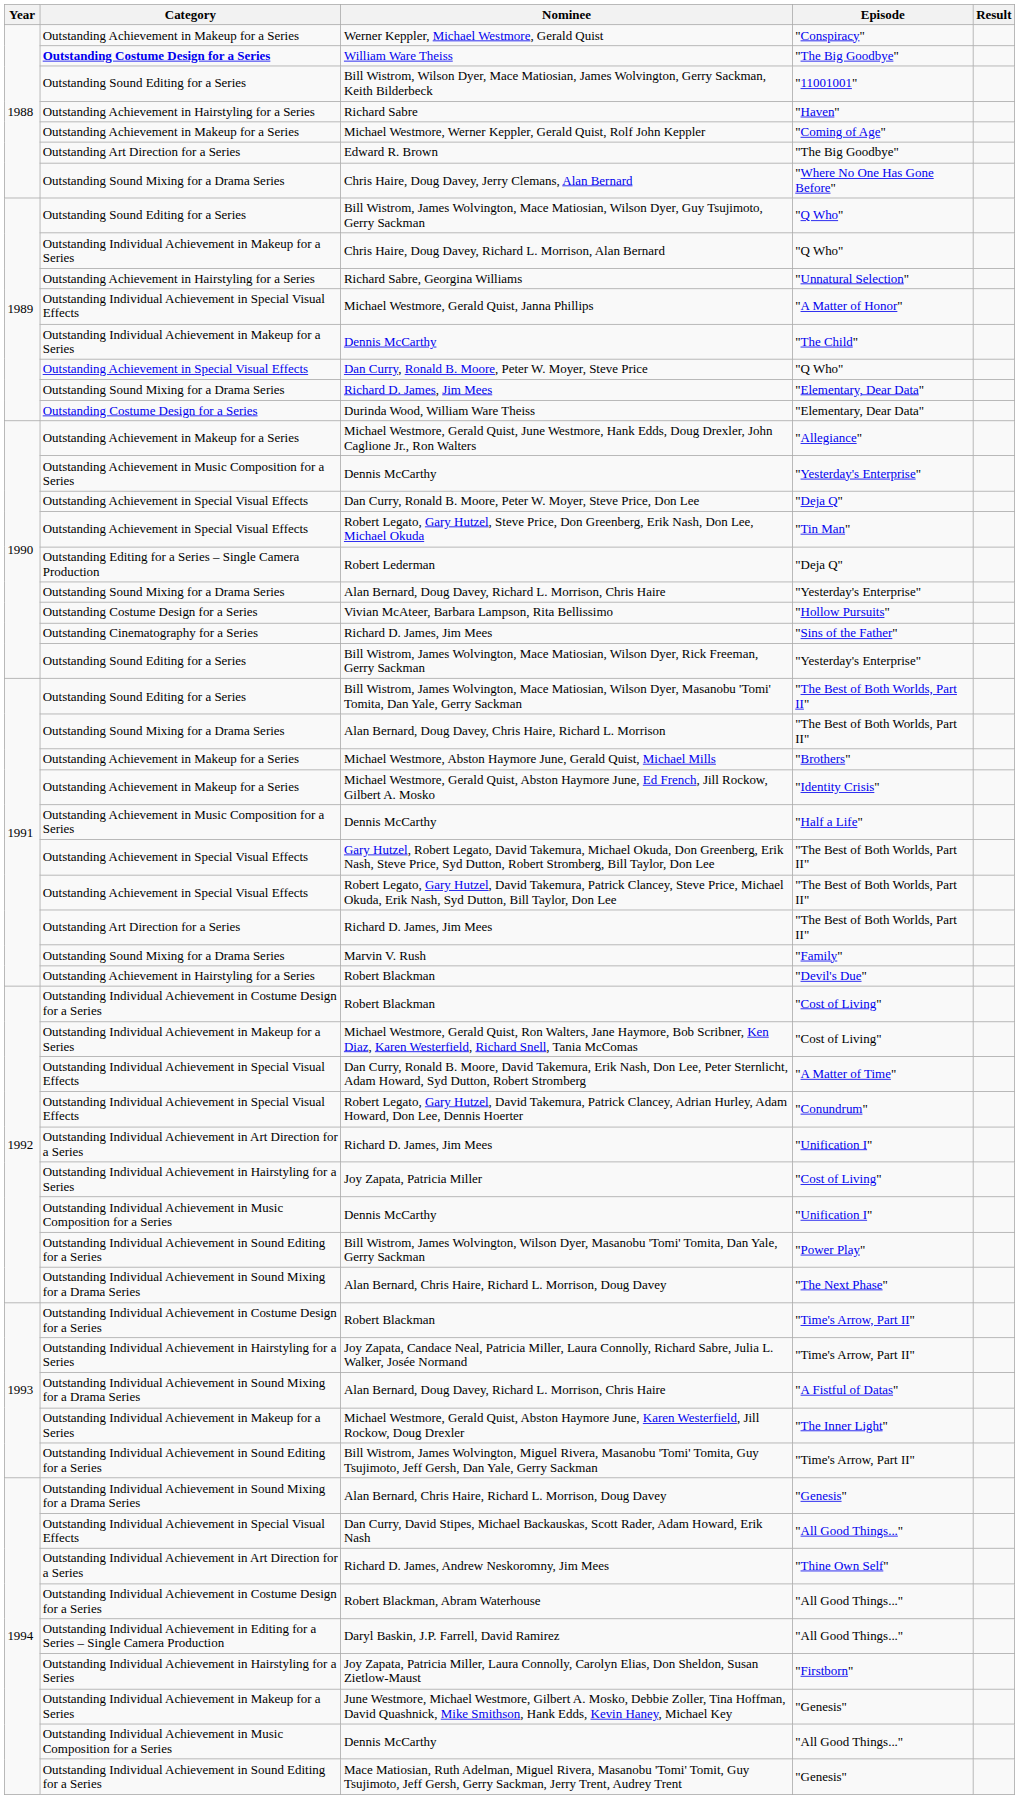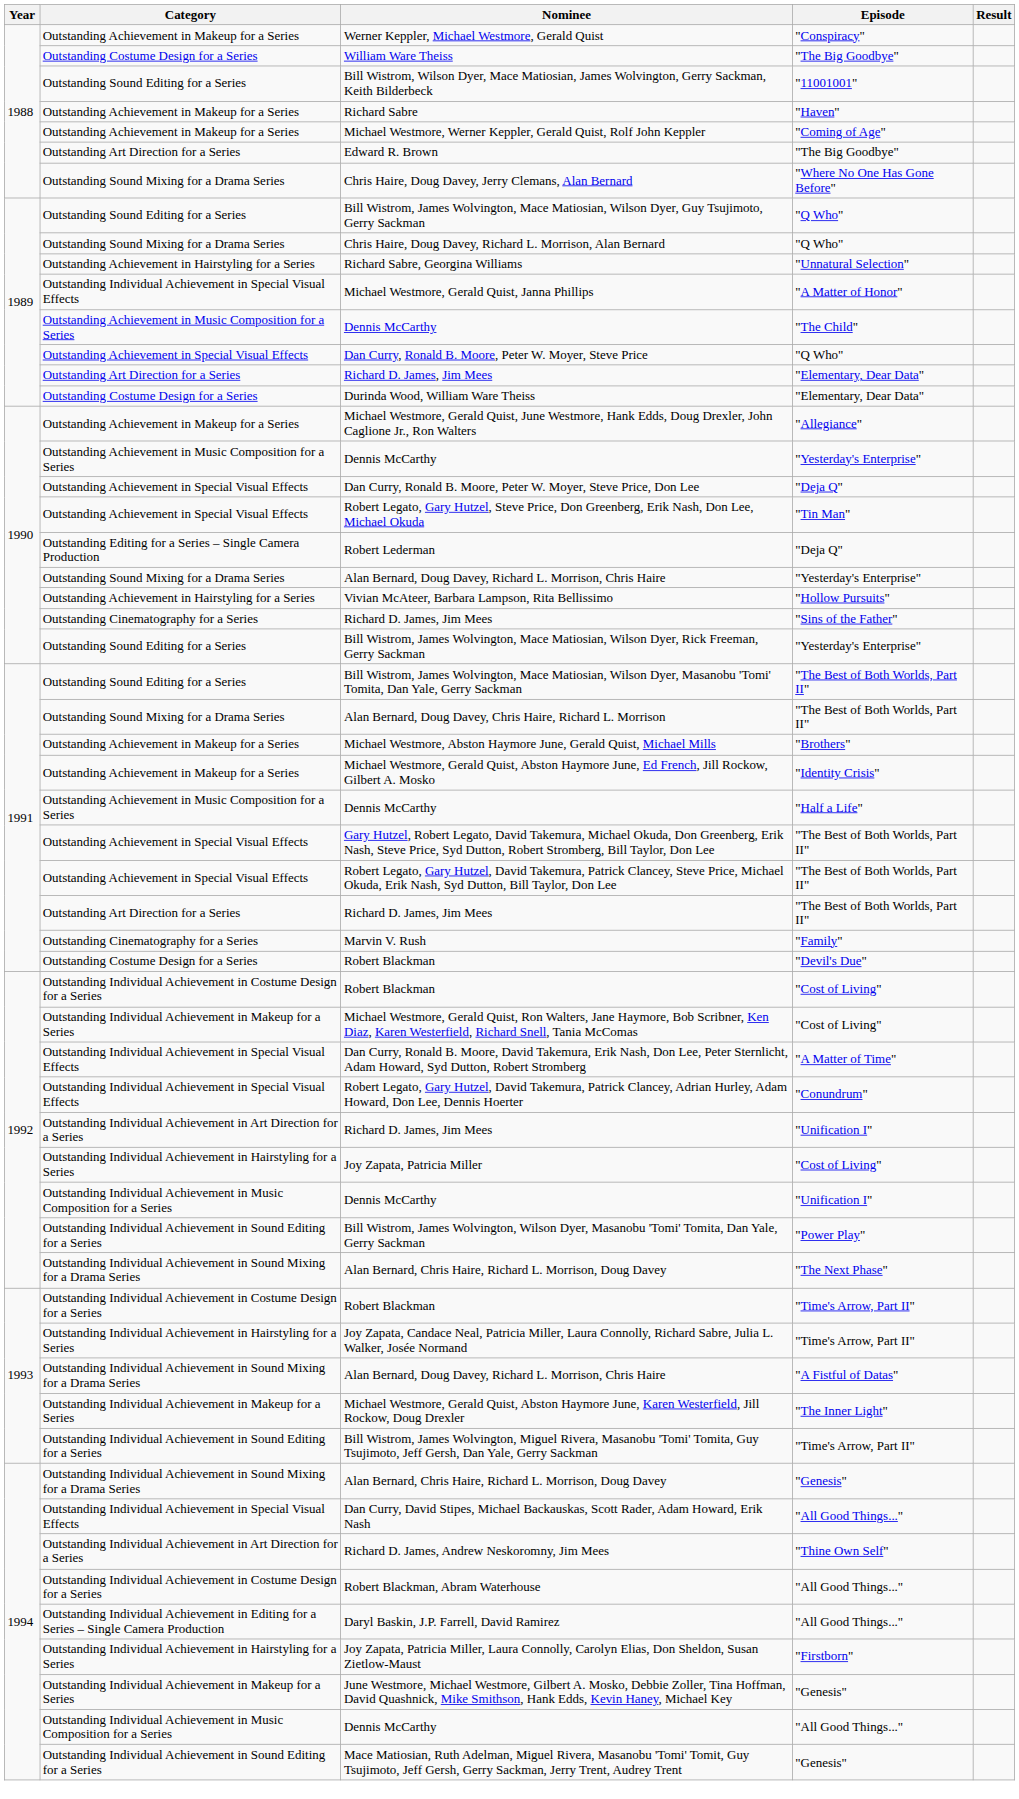(157, 55) bold -> (150, 55) normal
(179, 111) Outstanding Achievement in Hairstyling for a Series -> (171, 111) Outstanding Achievement in Makeup for a Series
(182, 250) Outstanding Individual Achievement in Makeup for a Series -> (164, 243) Outstanding Sound Mixing for a Drama Series
(182, 341) Outstanding Individual Achievement in Makeup for a Series -> (183, 327) Outstanding Achievement in Music Composition for a Series
(164, 390) Outstanding Sound Mixing for a Drama Series -> (142, 375) Outstanding Art Direction for a Series
(150, 612) Outstanding Costume Design for a Series -> (179, 598) Outstanding Achievement in Hairstyling for a Series
(164, 955) Outstanding Sound Mixing for a Drama Series -> (150, 940) Outstanding Cinematography for a Series
(179, 976) Outstanding Achievement in Hairstyling for a Series -> (150, 961) Outstanding Costume Design for a Series
